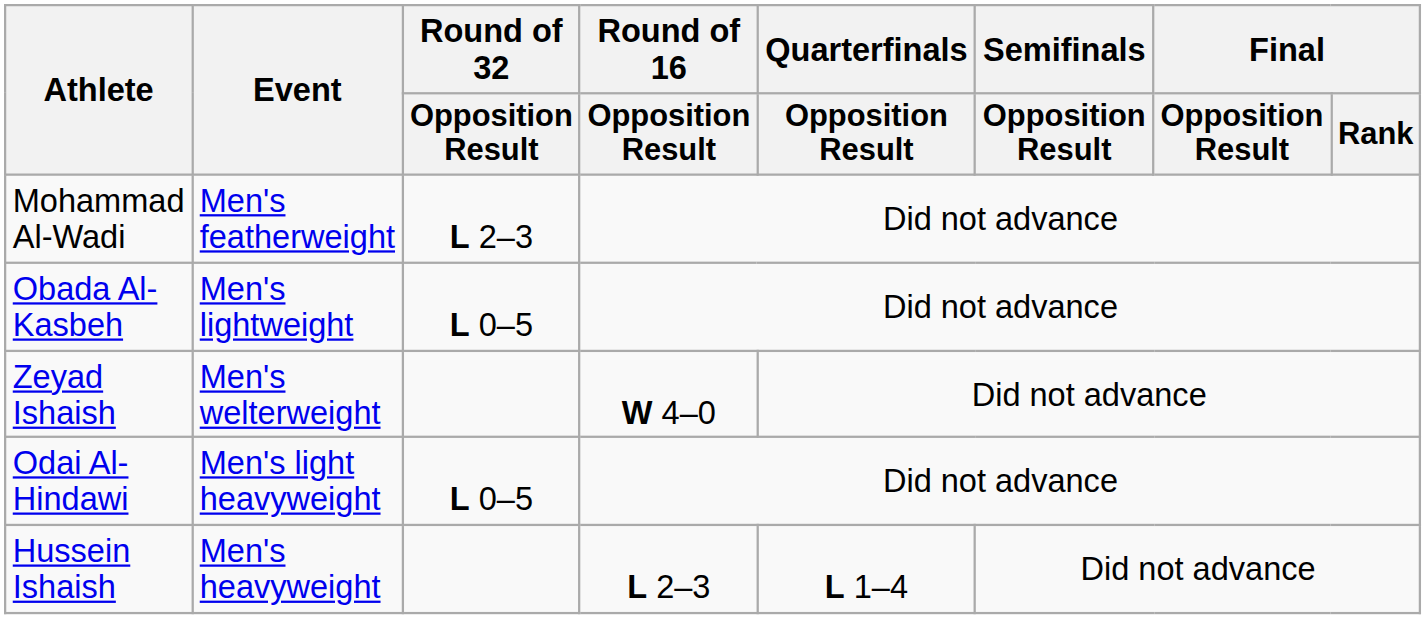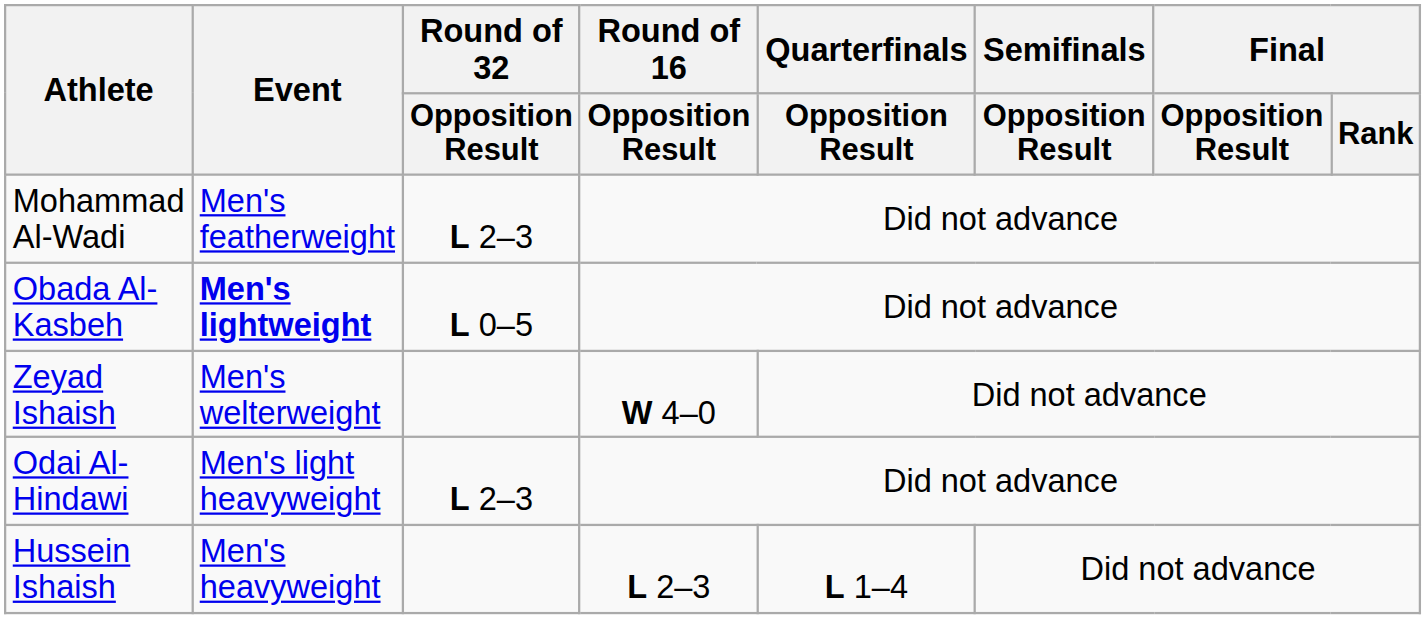(277, 307) normal -> (286, 307) bold
(491, 500) L 0–5 -> (491, 500) L 2–3
